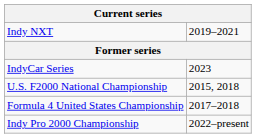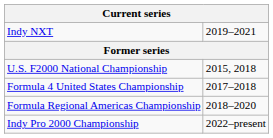- row: (40, 68)
+ row: (104, 105)
